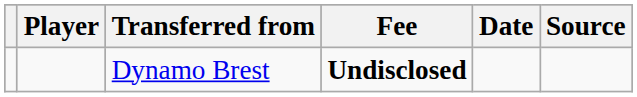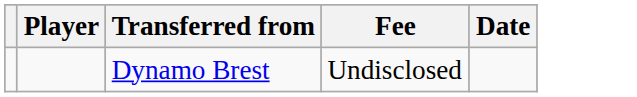- column: (586, 26)
(397, 69) bold -> (395, 69) normal
